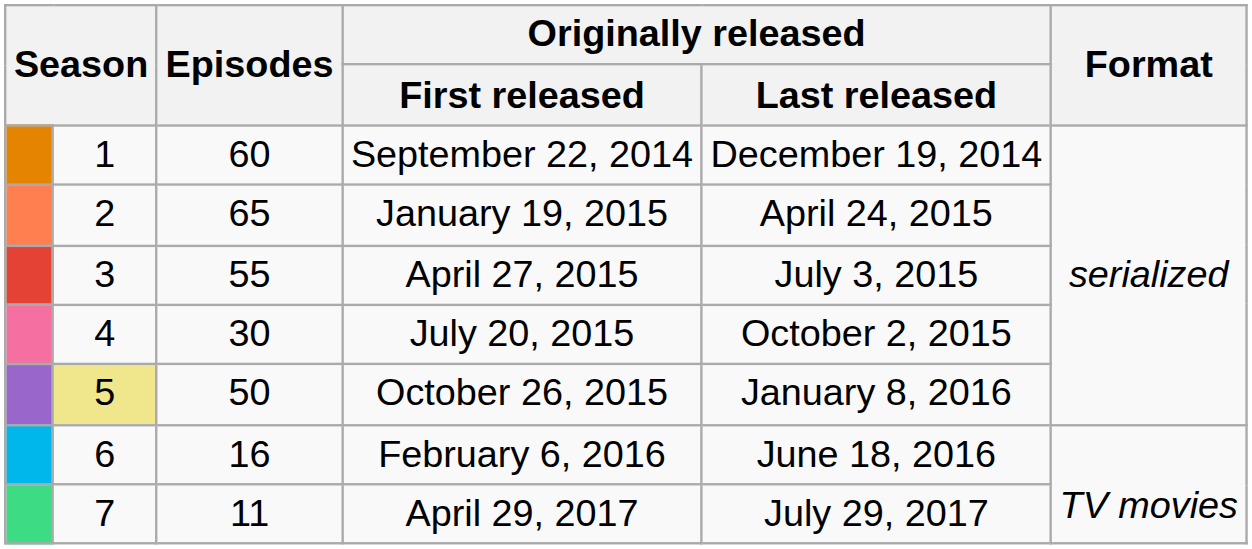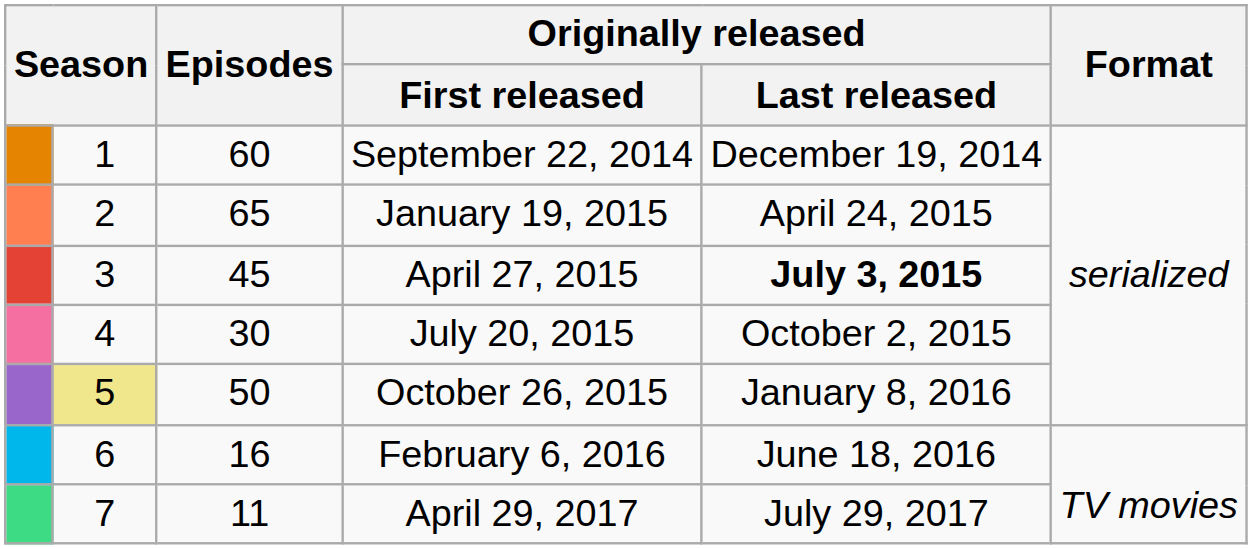(250, 273) 55 -> (250, 273) 45
(876, 273) normal -> (876, 273) bold
